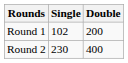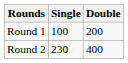(60, 31) 102 -> (60, 31) 100
